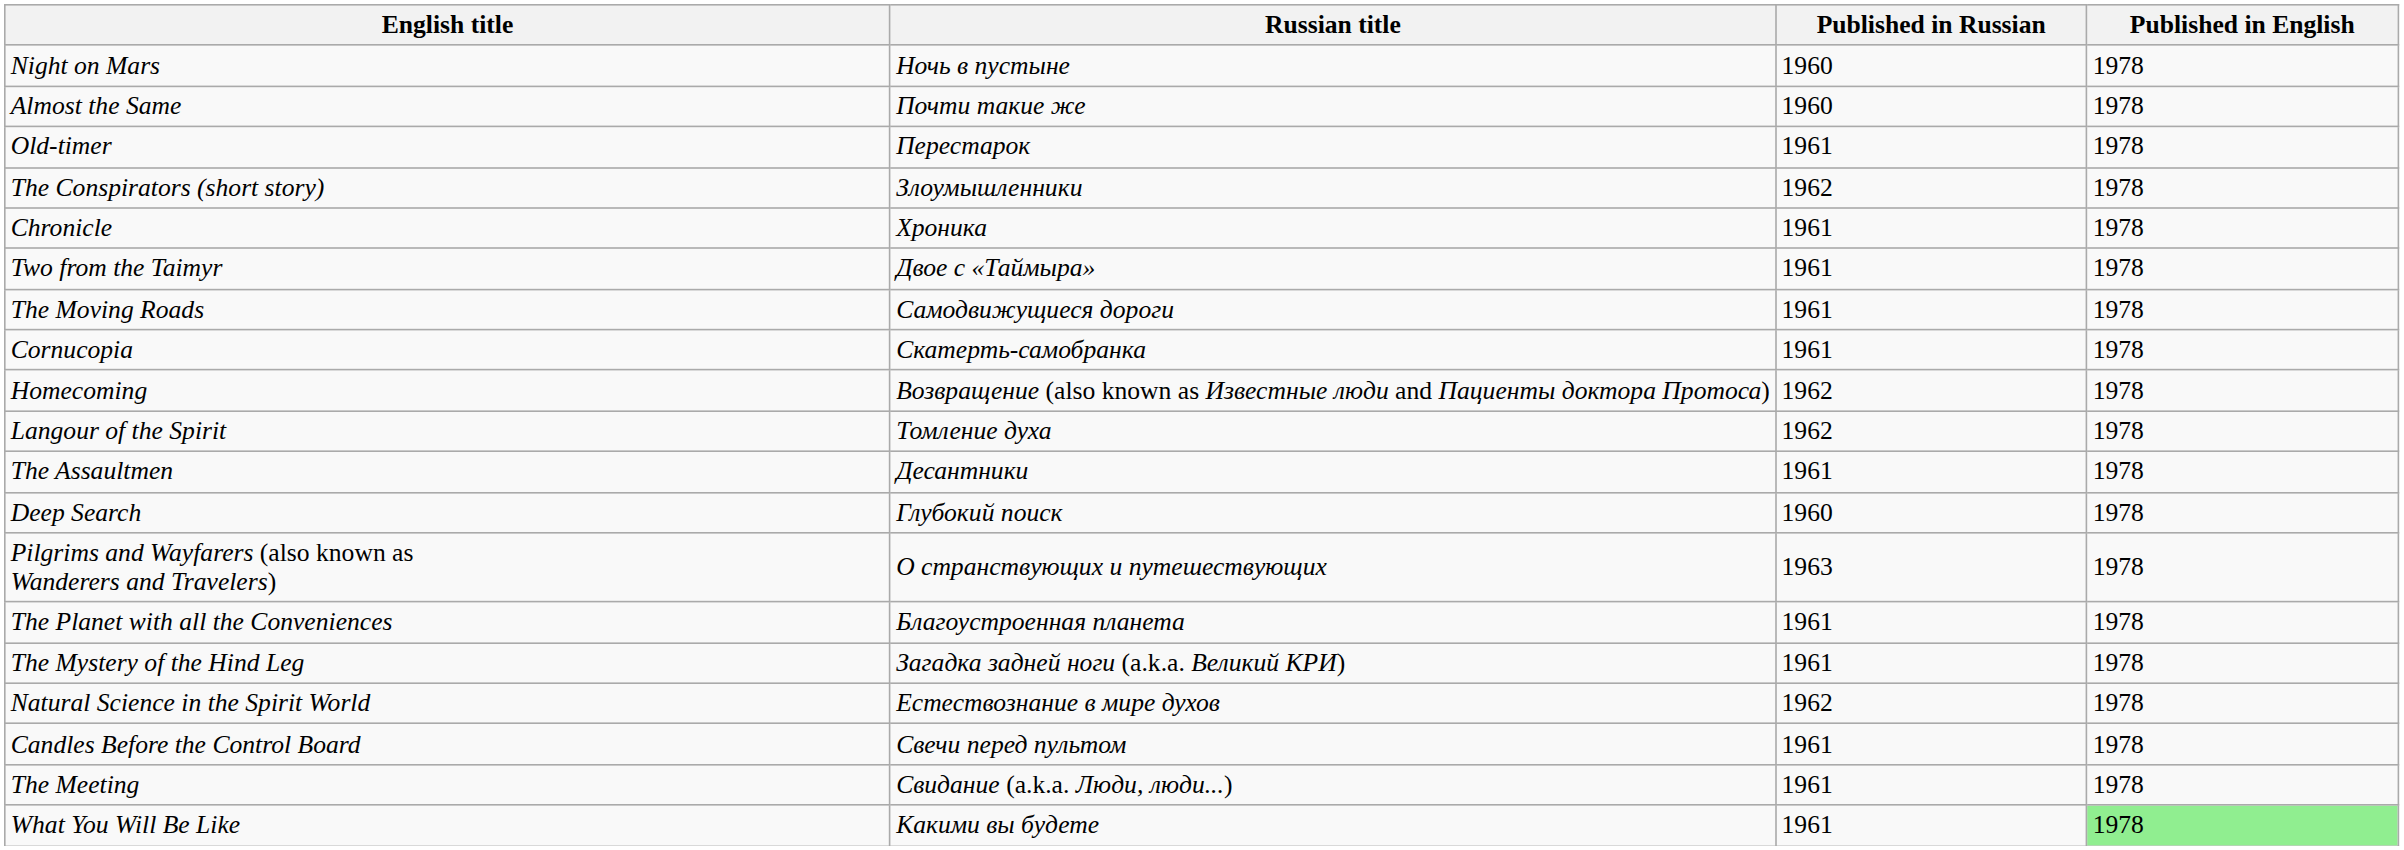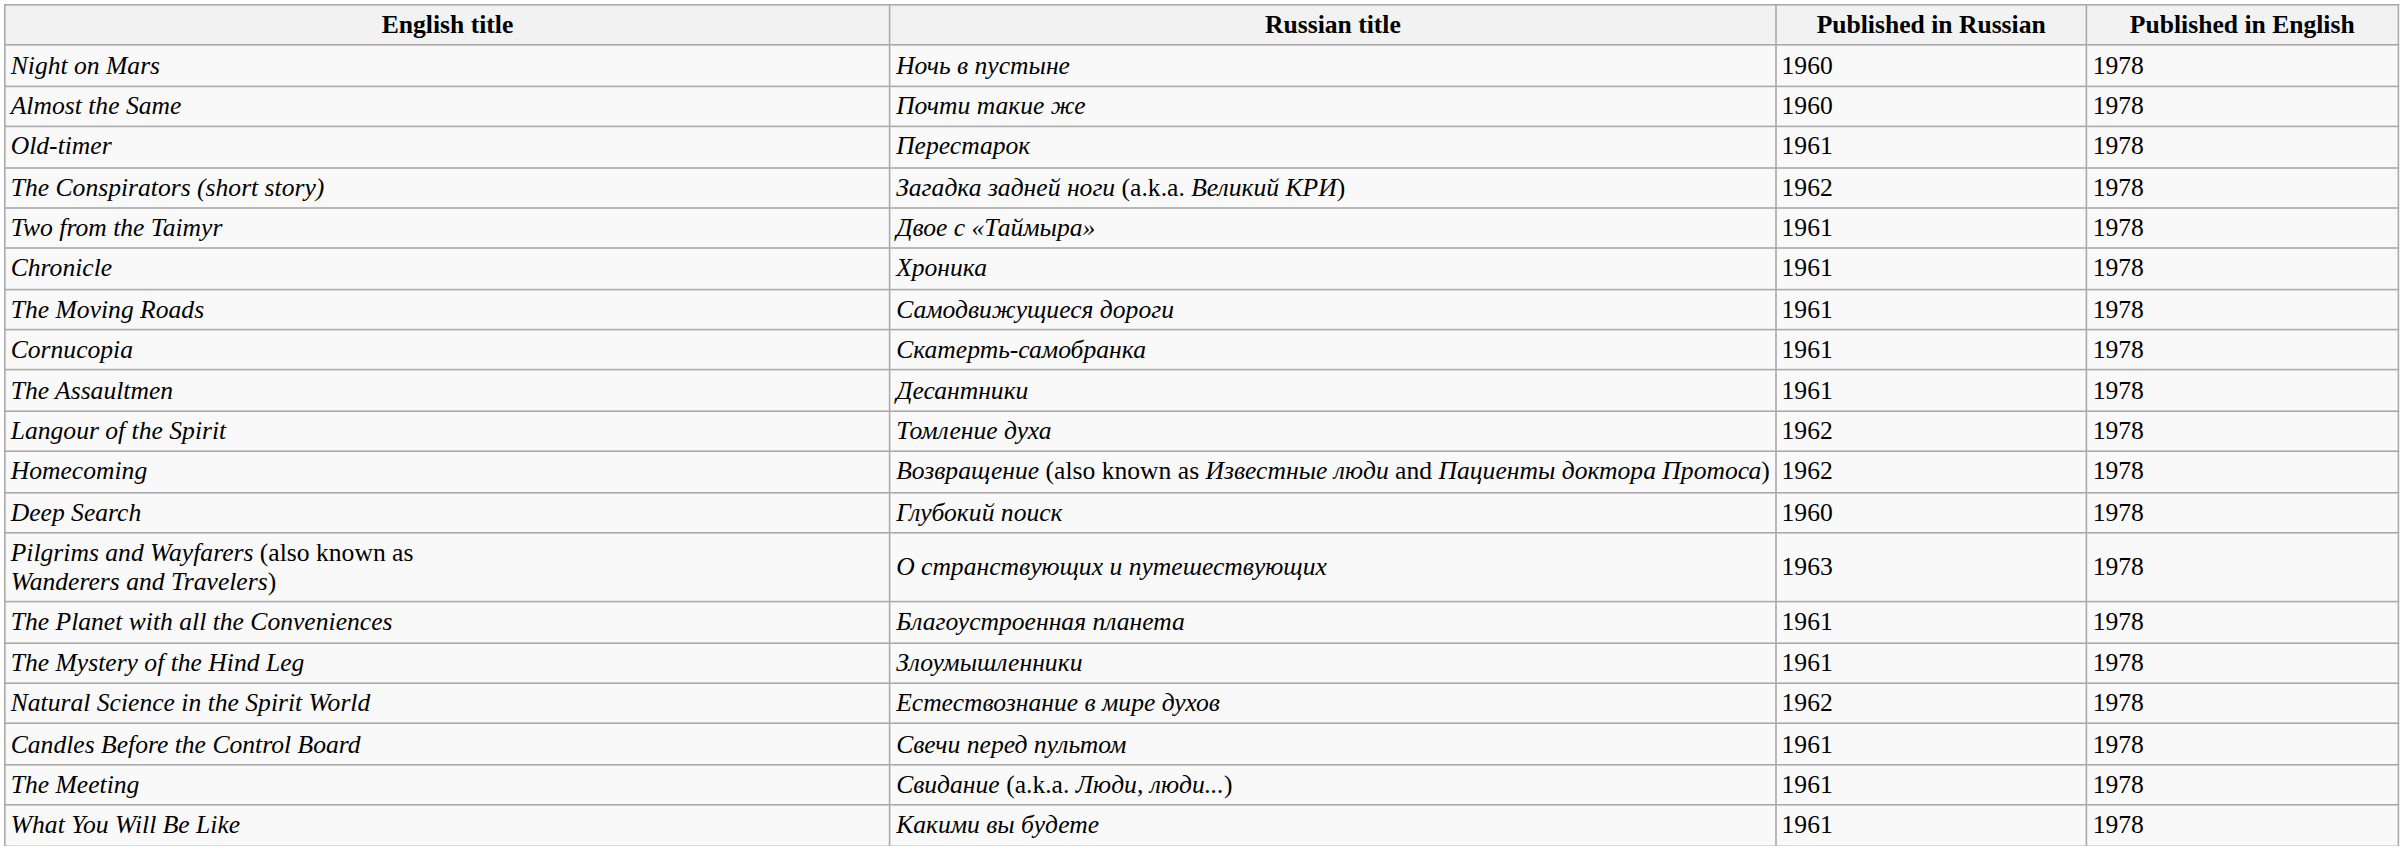(989, 187) Злоумышленники -> (1121, 187) Загадка задней ноги (a.k.a. Великий КРИ)
rows swapped: (61, 227) <-> (117, 268)
rows swapped: (79, 390) <-> (92, 471)
(1121, 662) Загадка задней ноги (a.k.a. Великий КРИ) -> (989, 662) Злоумышленники
(2118, 825) lightgreen background -> (2118, 825) no background
